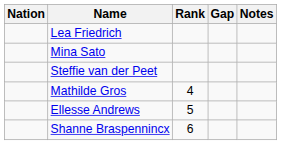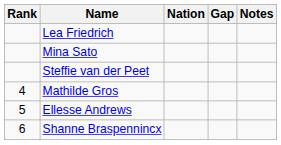columns swapped: (190, 14) <-> (26, 14)
